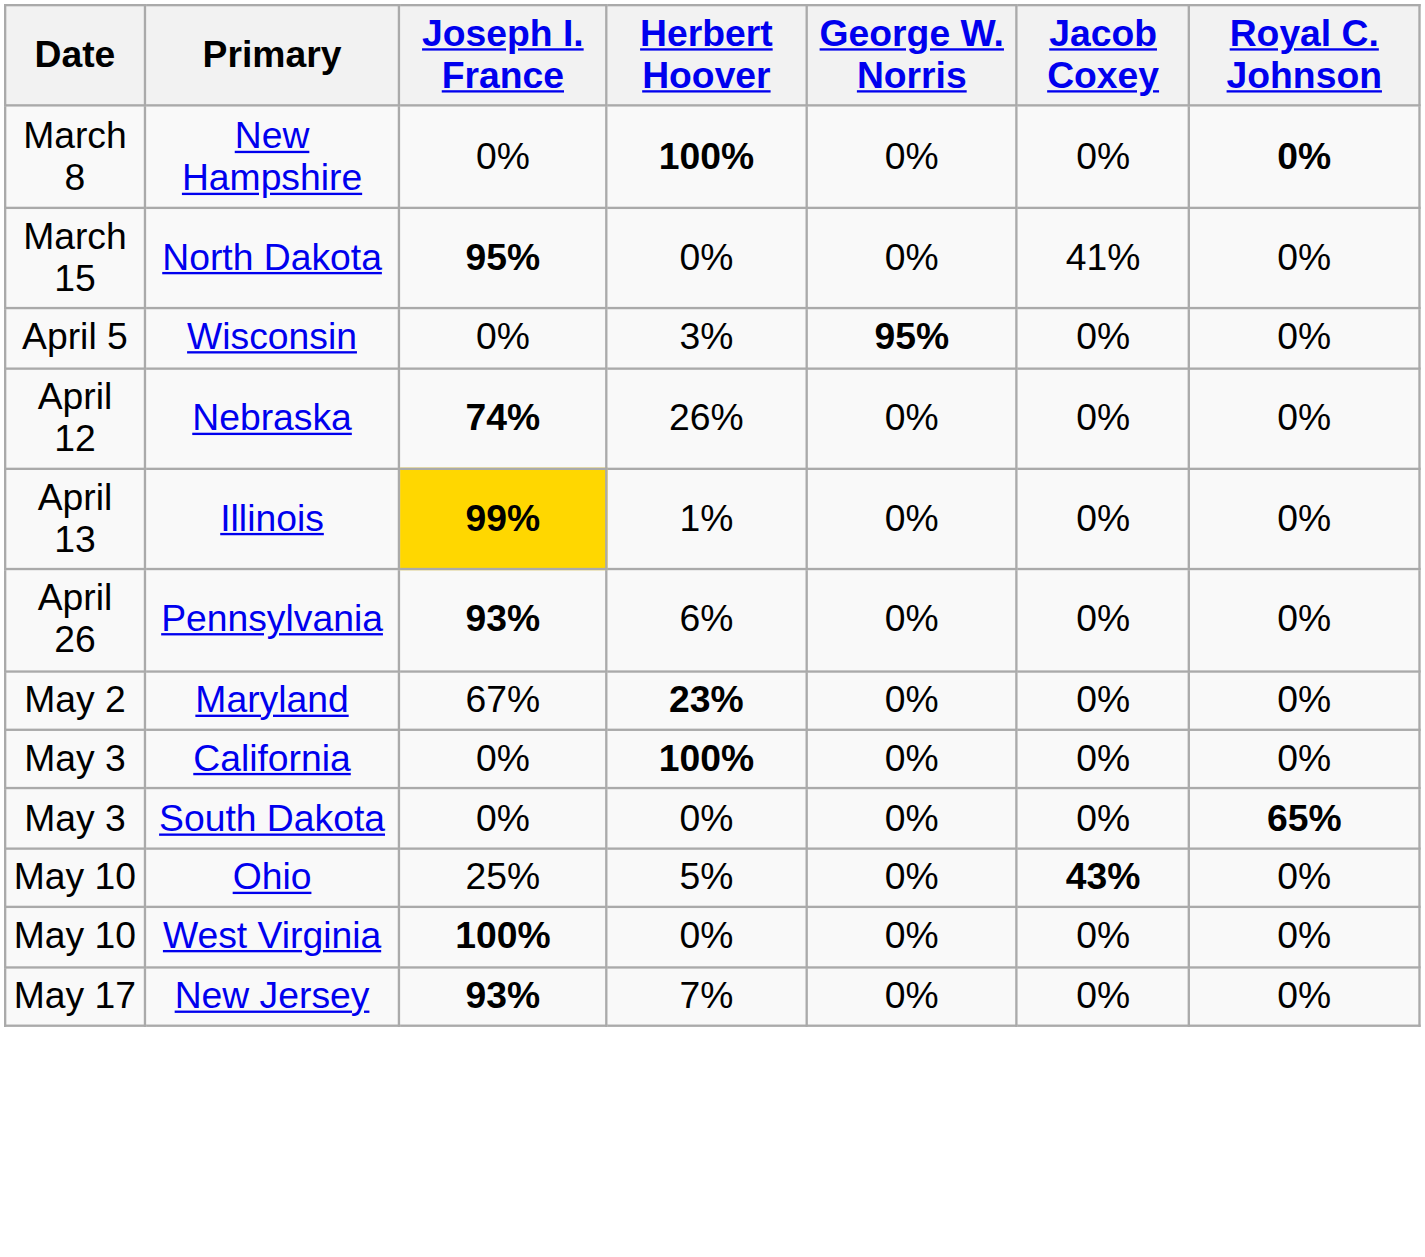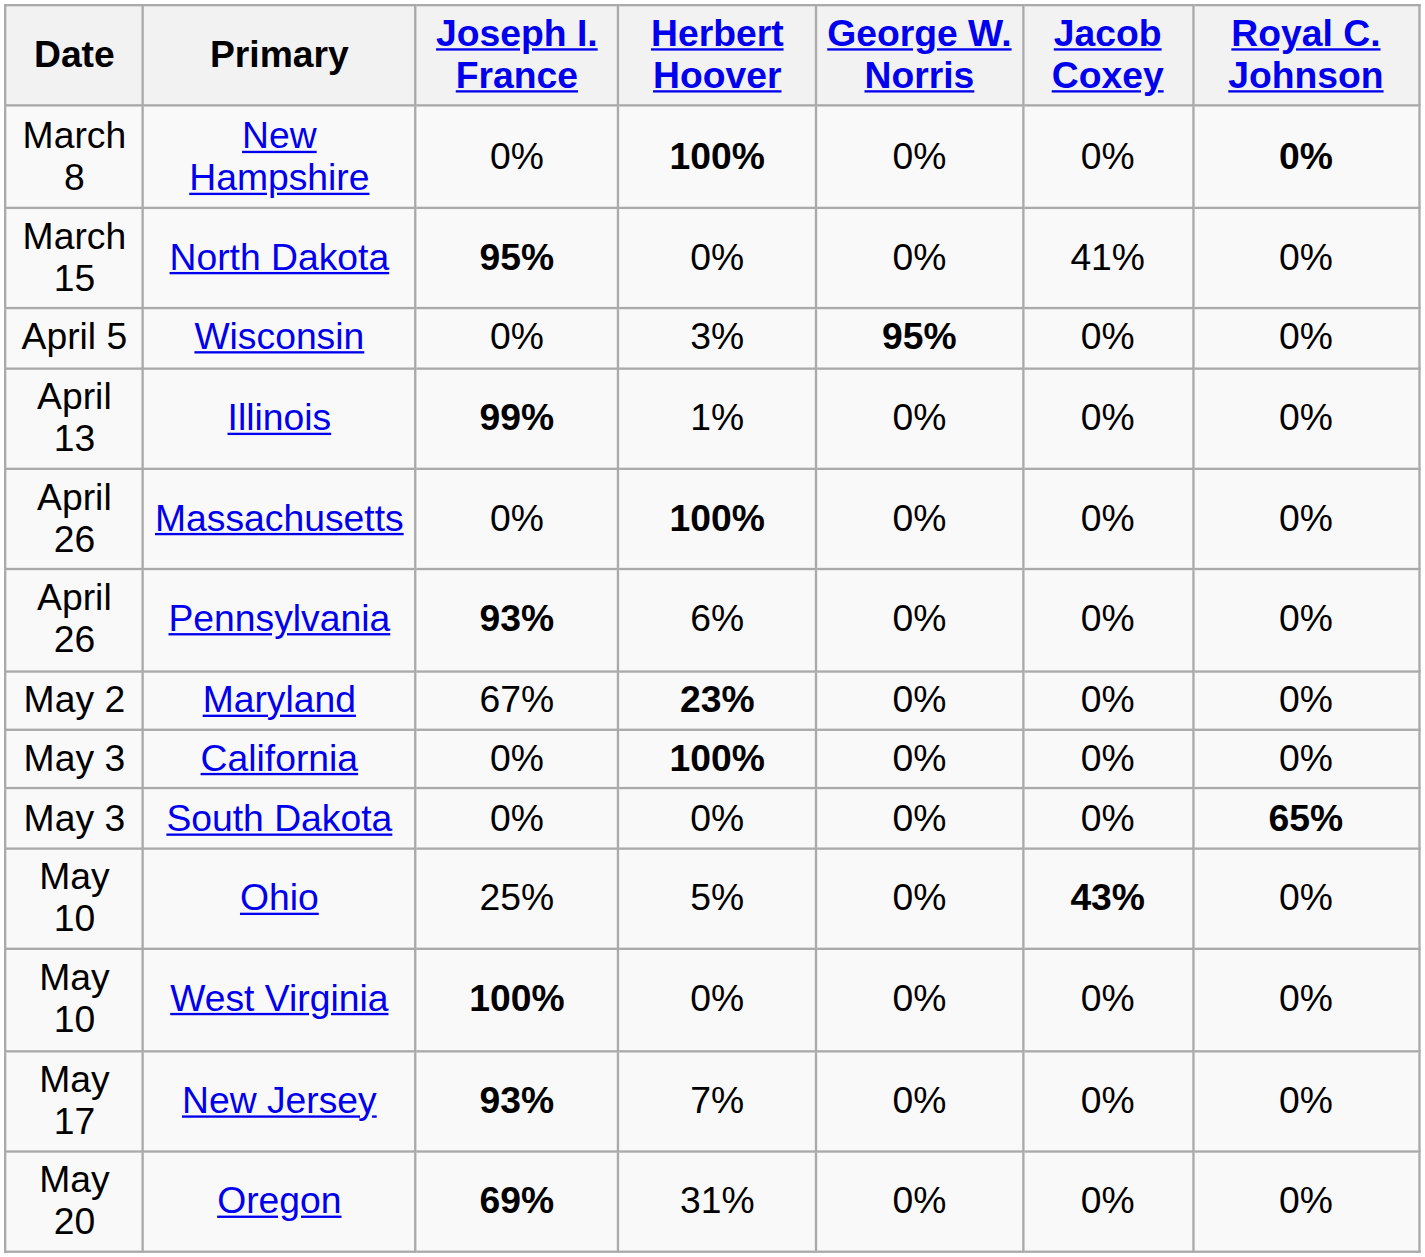- row: (272, 417)
(503, 518) gold background -> (517, 417) no background
+ row: (279, 518)
+ row: (279, 1201)
